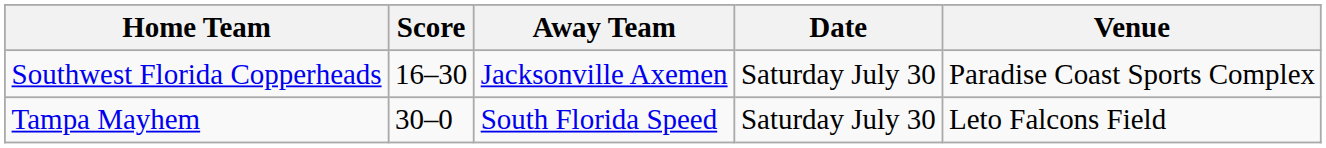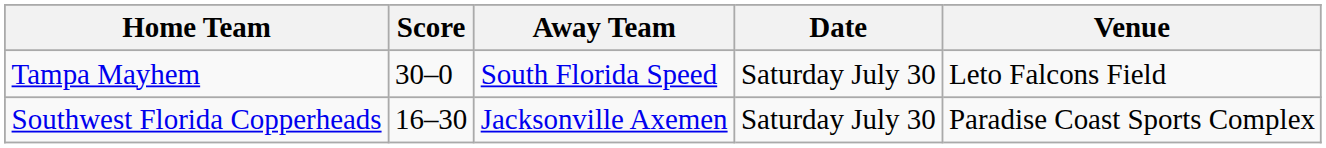rows swapped: (106, 119) <-> (197, 73)
